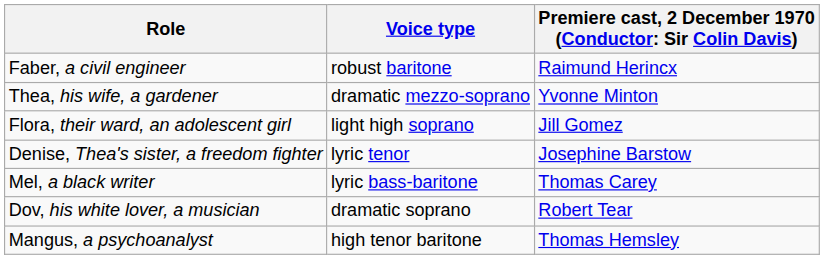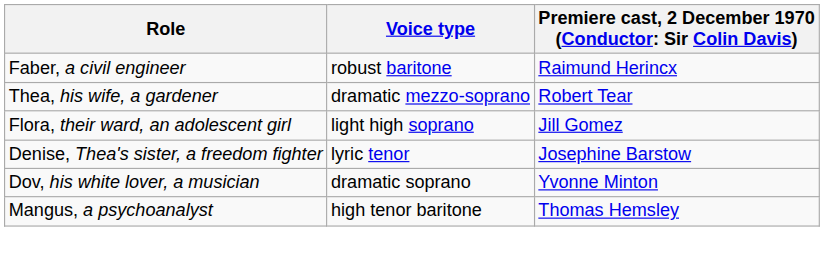(598, 96) Yvonne Minton -> (585, 96) Robert Tear
- row: (82, 182)
(585, 211) Robert Tear -> (598, 182) Yvonne Minton
